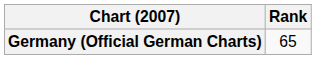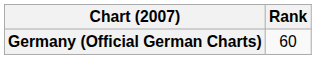(288, 41) 65 -> (288, 41) 60
